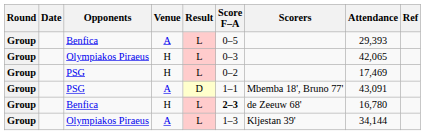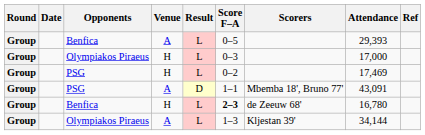(373, 56) 42,065 -> (373, 56) 17,000
